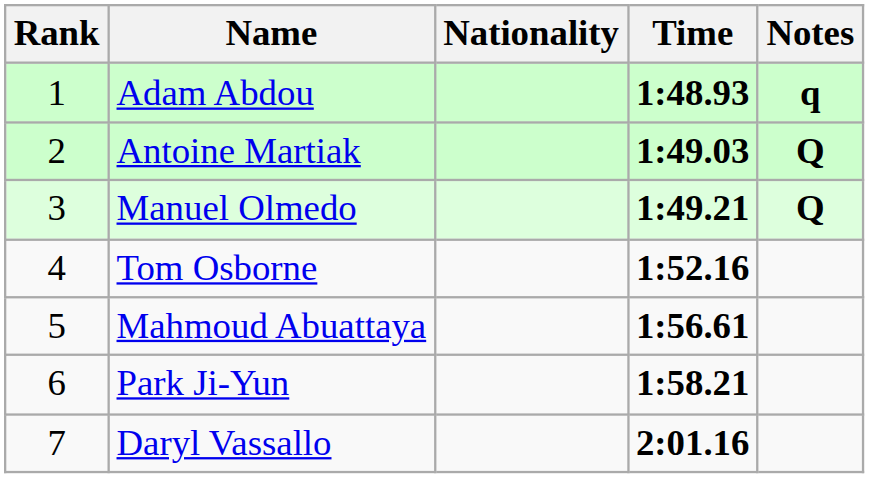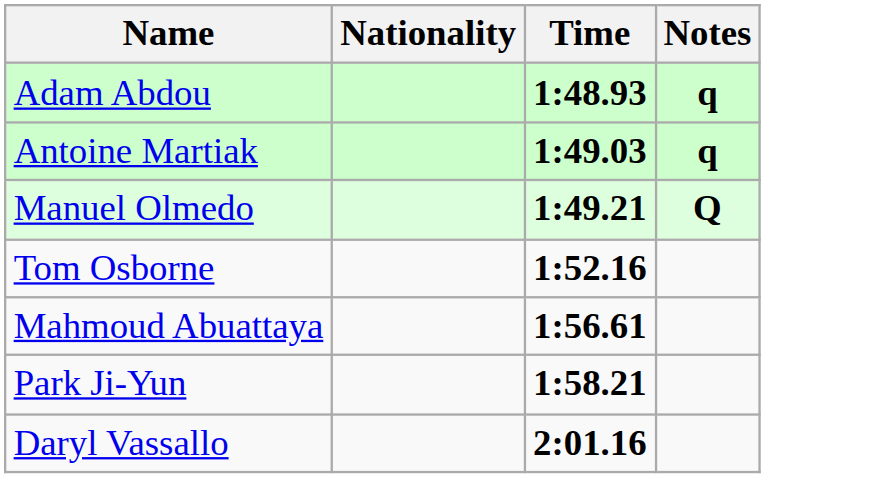- column: (57, 33)
(810, 150) Q -> (707, 150) q
